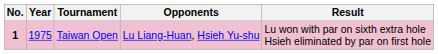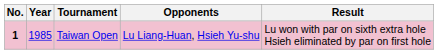(40, 35) 1975 -> (40, 35) 1985
